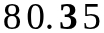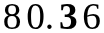(92, 16) 5 -> (92, 16) 6
